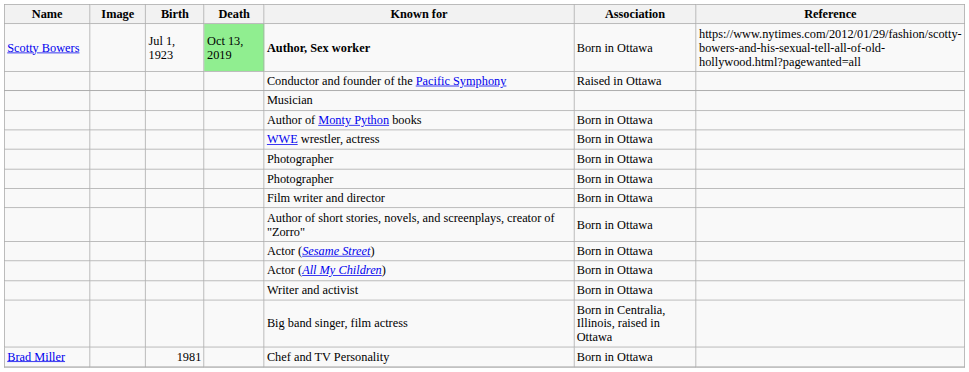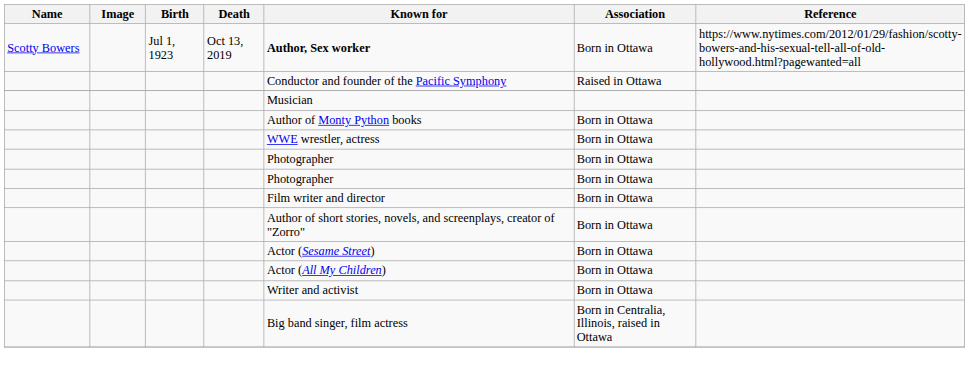(225, 47) lightgreen background -> (225, 47) no background
- row: (36, 357)
